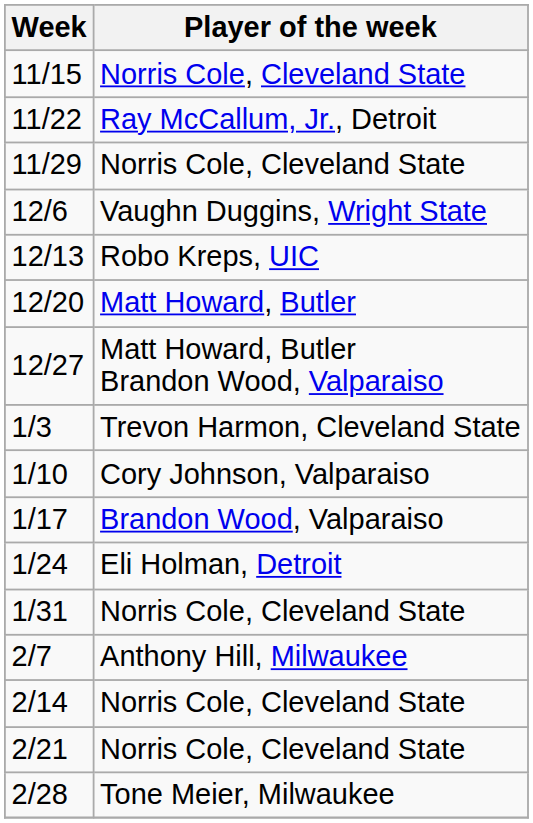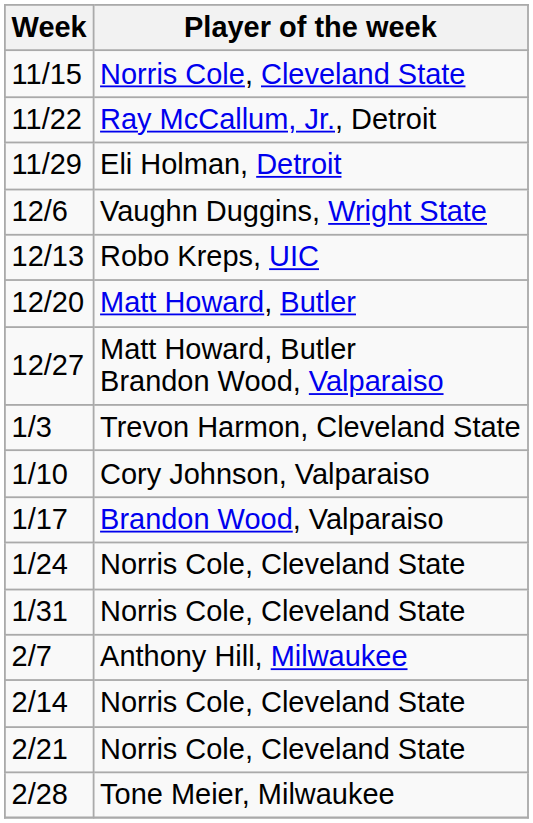(283, 165) Norris Cole, Cleveland State -> (221, 165) Eli Holman, Detroit
(221, 565) Eli Holman, Detroit -> (283, 565) Norris Cole, Cleveland State
